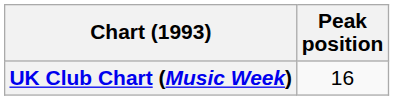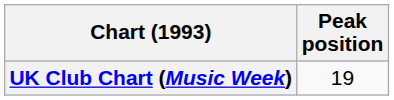(343, 77) 16 -> (343, 77) 19
